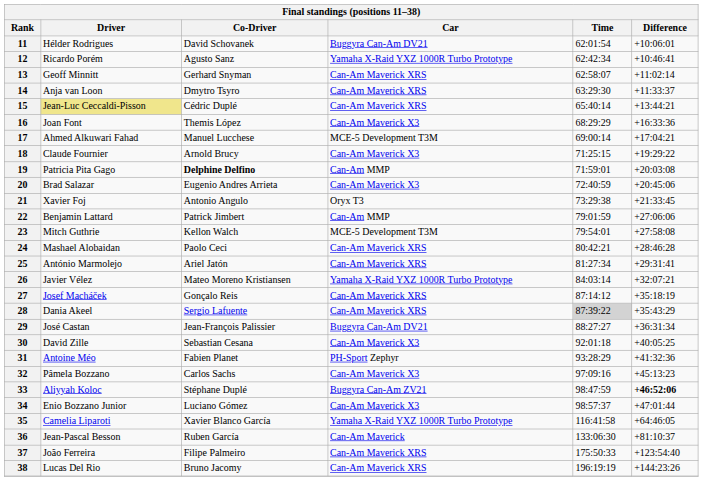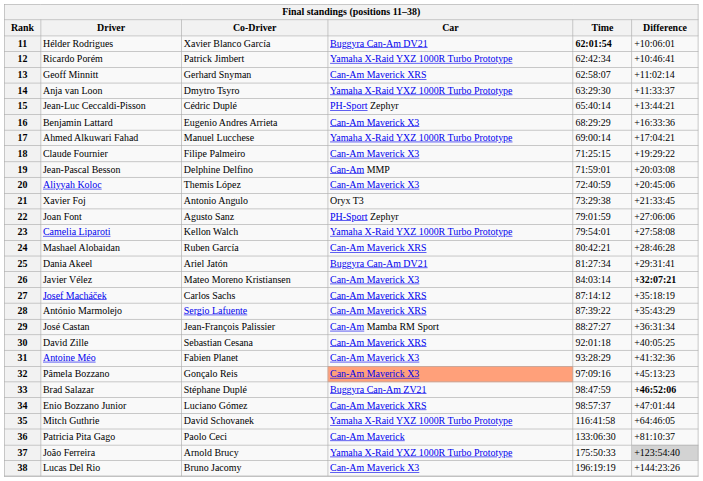(219, 43) David Schovanek -> (227, 43) Xavier Blanco García
(593, 43) normal -> (594, 43) bold
(209, 59) Agusto Sanz -> (214, 59) Patrick Jimbert
(378, 91) Can-Am Maverick XRS -> (421, 91) Yamaha X-Raid YXZ 1000R Turbo Prototype
(94, 106) khaki background -> (94, 106) no background
(378, 106) Can-Am Maverick XRS -> (364, 106) PH-Sport Zephyr
(62, 122) Joan Font -> (78, 122) Benjamin Lattard
(212, 122) Themis López -> (231, 122) Eugenio Andres Arrieta
(384, 138) MCE-5 Development T3M -> (421, 138) Yamaha X-Raid YXZ 1000R Turbo Prototype
(211, 153) Arnold Brucy -> (215, 153) Filipe Palmeiro
(79, 169) Patricia Pita Gago -> (82, 169) Jean-Pascal Besson
(219, 169) bold -> (218, 169) normal
(68, 185) Brad Salazar -> (72, 185) Aliyyah Koloc
(231, 185) Eugenio Andres Arrieta -> (212, 185) Themis López
(78, 216) Benjamin Lattard -> (62, 216) Joan Font
(214, 216) Patrick Jimbert -> (209, 216) Agusto Sanz
(360, 216) Can-Am MMP -> (364, 216) PH-Sport Zephyr
(71, 232) Mitch Guthrie -> (77, 232) Camelia Liparoti
(384, 232) MCE-5 Development T3M -> (421, 232) Yamaha X-Raid YXZ 1000R Turbo Prototype
(205, 248) Paolo Ceci -> (211, 248) Ruben García
(83, 264) António Marmolejo -> (68, 264) Dania Akeel
(378, 264) Can-Am Maverick XRS -> (379, 264) Buggyra Can-Am DV21
(421, 279) Yamaha X-Raid YXZ 1000R Turbo Prototype -> (375, 279) Can-Am Maverick X3
(655, 279) normal -> (655, 279) bold
(211, 295) Gonçalo Reis -> (210, 295) Carlos Sachs
(68, 311) Dania Akeel -> (83, 311) António Marmolejo
(593, 311) lightgrey background -> (593, 311) no background
(379, 327) Buggyra Can-Am DV21 -> (384, 327) Can-Am Mamba RM Sport
(375, 342) Can-Am Maverick X3 -> (378, 342) Can-Am Maverick XRS
(364, 358) PH-Sport Zephyr -> (375, 358) Can-Am Maverick X3
(210, 374) Carlos Sachs -> (211, 374) Gonçalo Reis
(375, 374) no background -> (375, 374) lightsalmon background
(72, 389) Aliyyah Koloc -> (68, 389) Brad Salazar
(375, 405) Can-Am Maverick X3 -> (378, 405) Can-Am Maverick XRS
(77, 421) Camelia Liparoti -> (71, 421) Mitch Guthrie
(227, 421) Xavier Blanco García -> (219, 421) David Schovanek
(82, 437) Jean-Pascal Besson -> (79, 437) Patricia Pita Gago
(211, 437) Ruben García -> (205, 437) Paolo Ceci
(215, 452) Filipe Palmeiro -> (211, 452) Arnold Brucy
(378, 452) Can-Am Maverick XRS -> (421, 452) Yamaha X-Raid YXZ 1000R Turbo Prototype
(657, 452) no background -> (657, 452) lightgrey background
(378, 468) Can-Am Maverick XRS -> (375, 468) Can-Am Maverick X3
